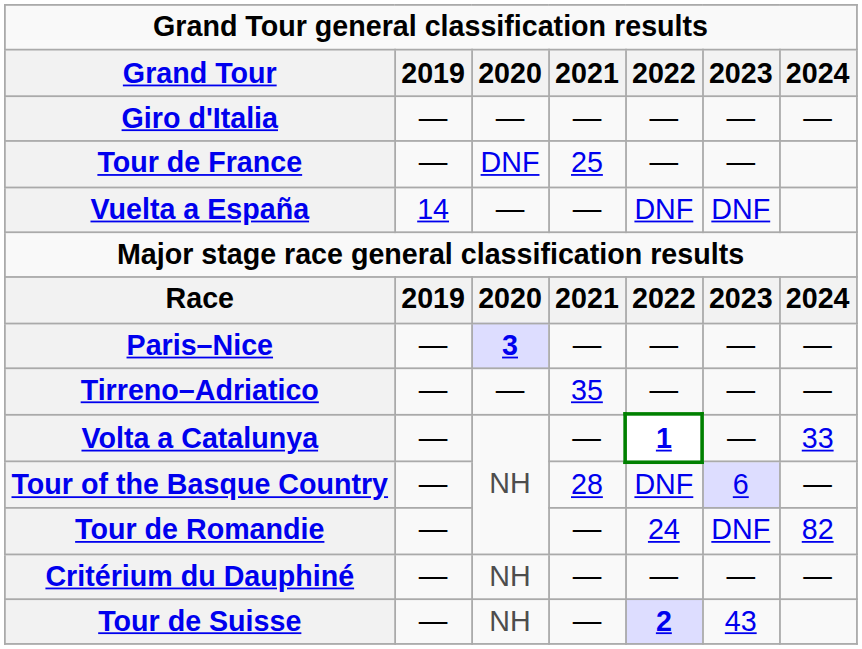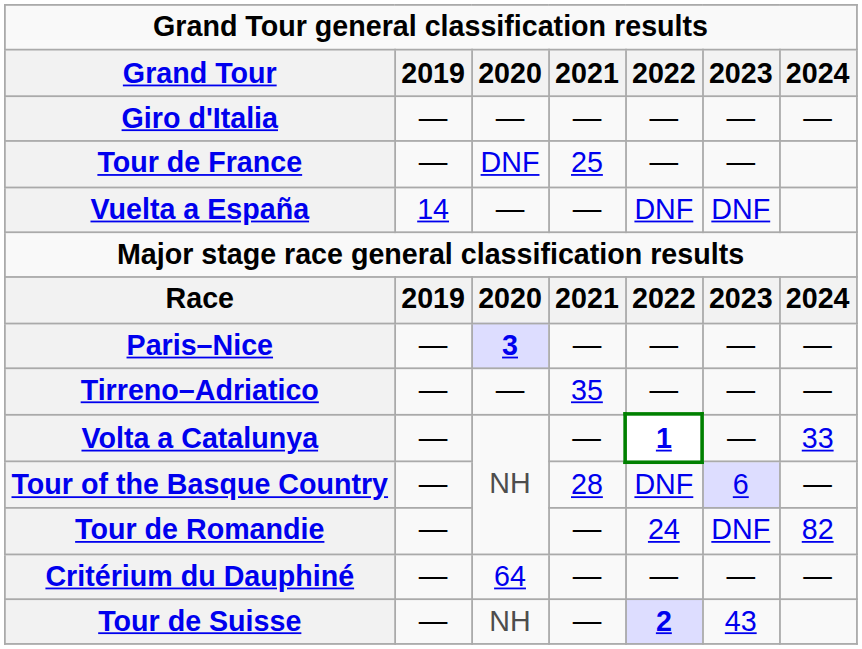(510, 575) NH -> (510, 575) 64
